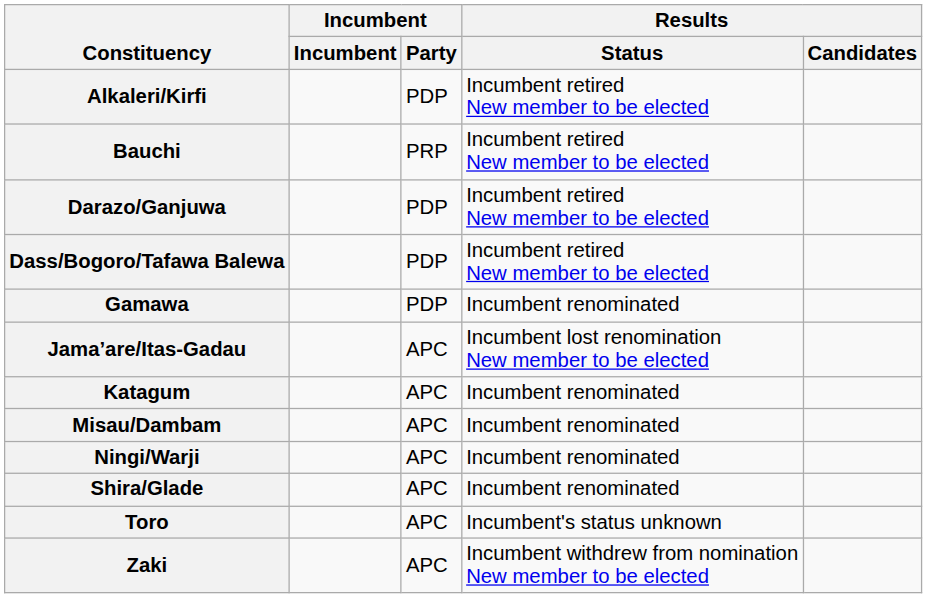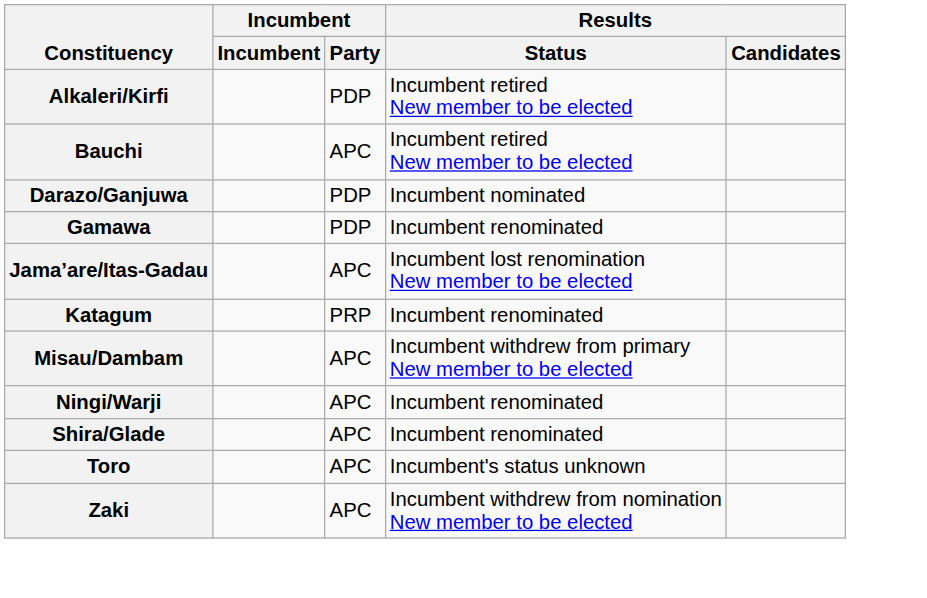(427, 151) PRP -> (350, 151) APC
(588, 206) Incumbent retired New member to be elected -> (487, 195) Incumbent nominated
- row: (147, 261)
(427, 392) APC -> (350, 314) PRP
(573, 424) Incumbent renominated -> (540, 358) Incumbent withdrew from primary New member to be elected
